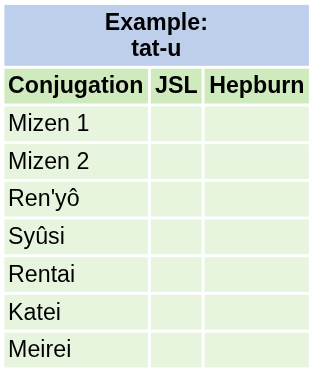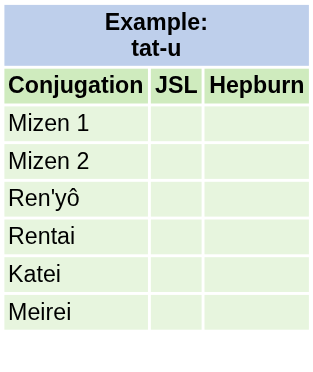- row: (36, 236)
